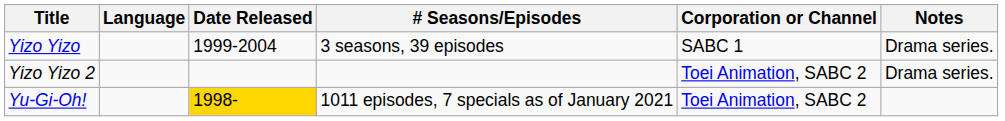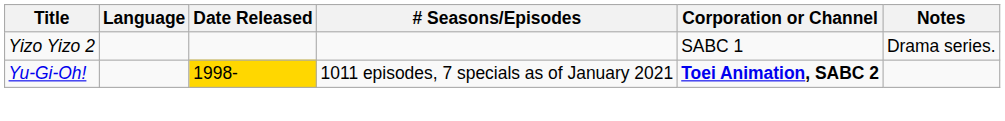- row: (44, 45)
(774, 73) Toei Animation, SABC 2 -> (712, 45) SABC 1
(774, 101) normal -> (780, 73) bold
